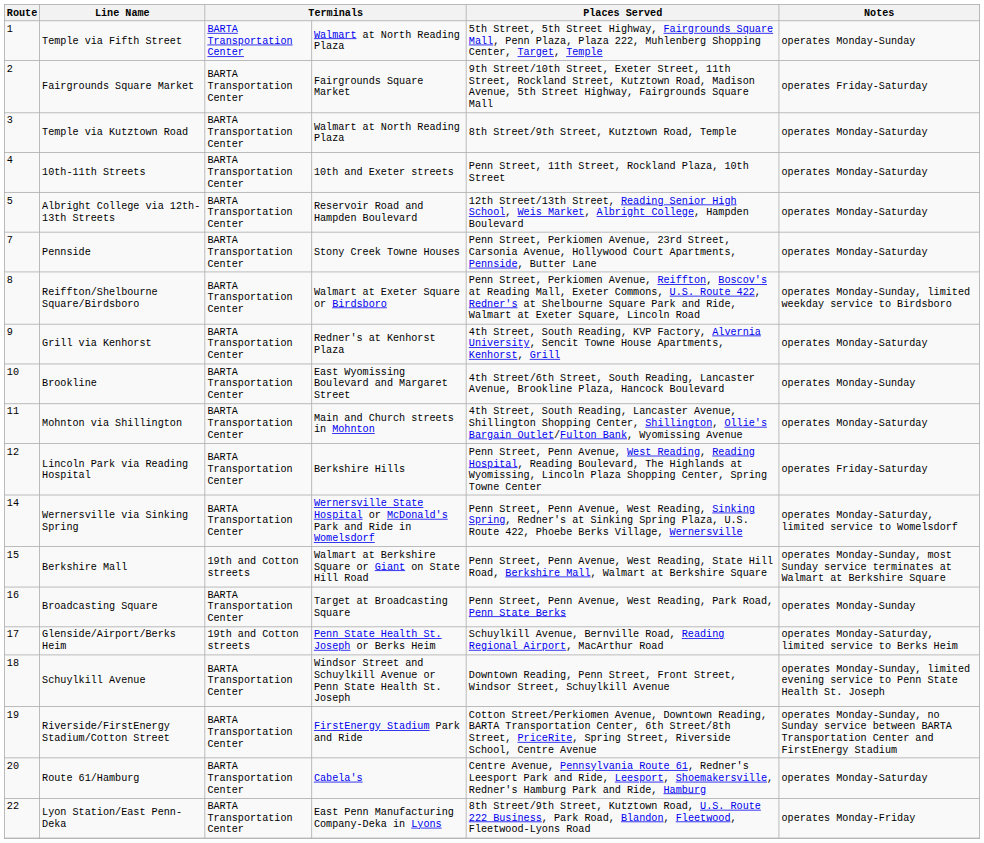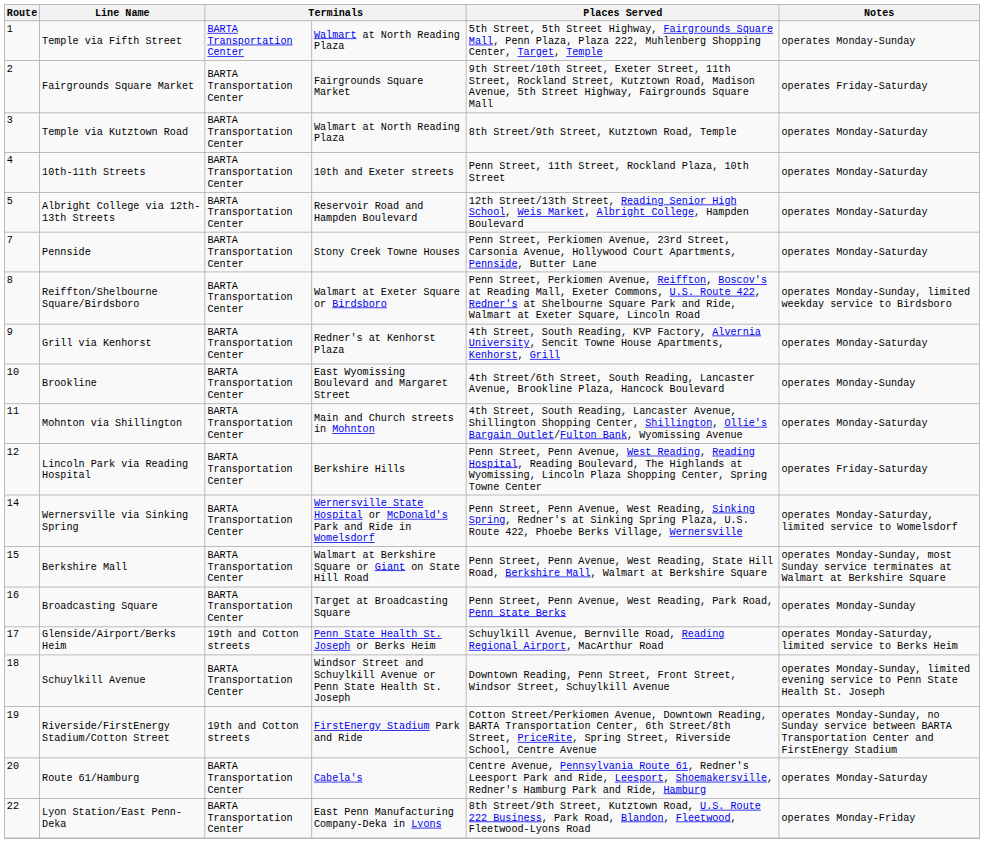(253, 567) 19th and Cotton streets -> (250, 567) BARTA Transportation Center
(250, 732) BARTA Transportation Center -> (253, 732) 19th and Cotton streets
